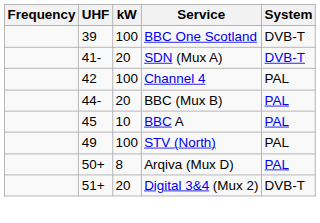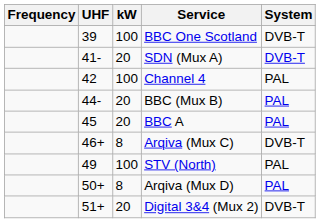(123, 121) 10 -> (123, 121) 20
+ row: (189, 143)
